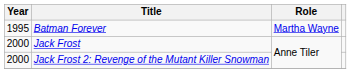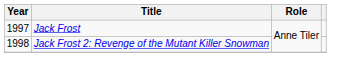- row: (70, 28)
(18, 44) 2000 -> (18, 28) 1997
(18, 60) 2000 -> (18, 44) 1998
